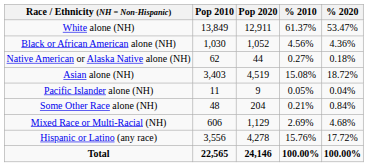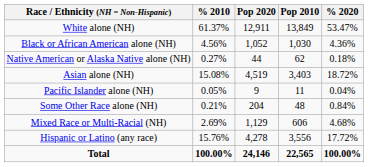columns swapped: (215, 12) <-> (301, 12)
